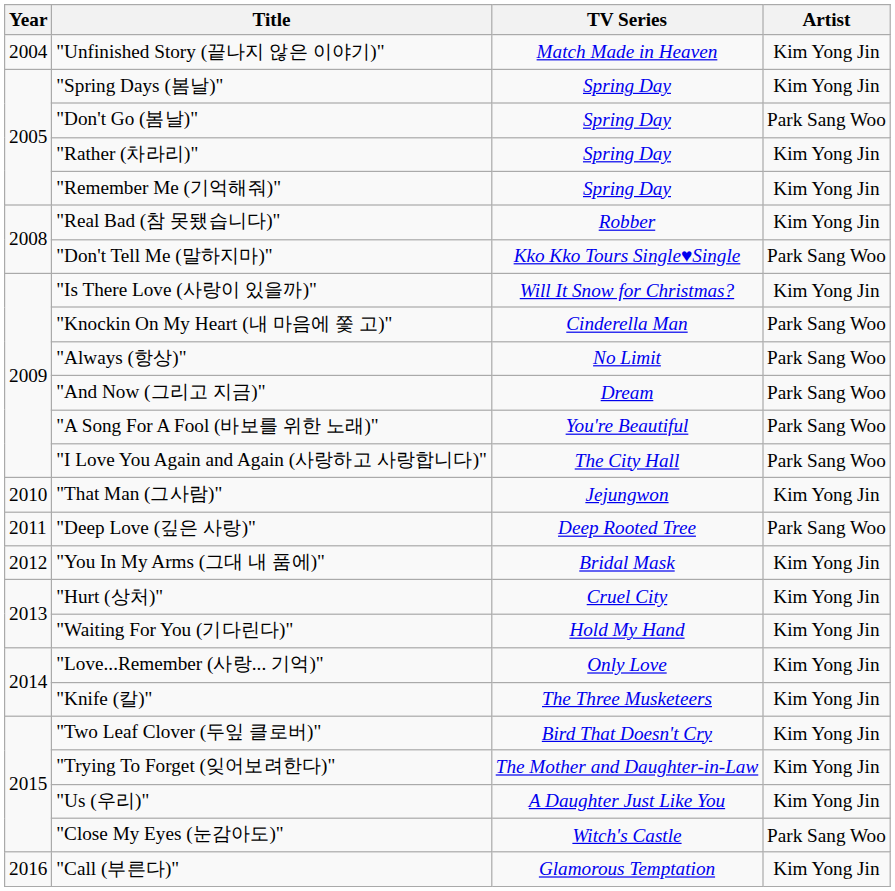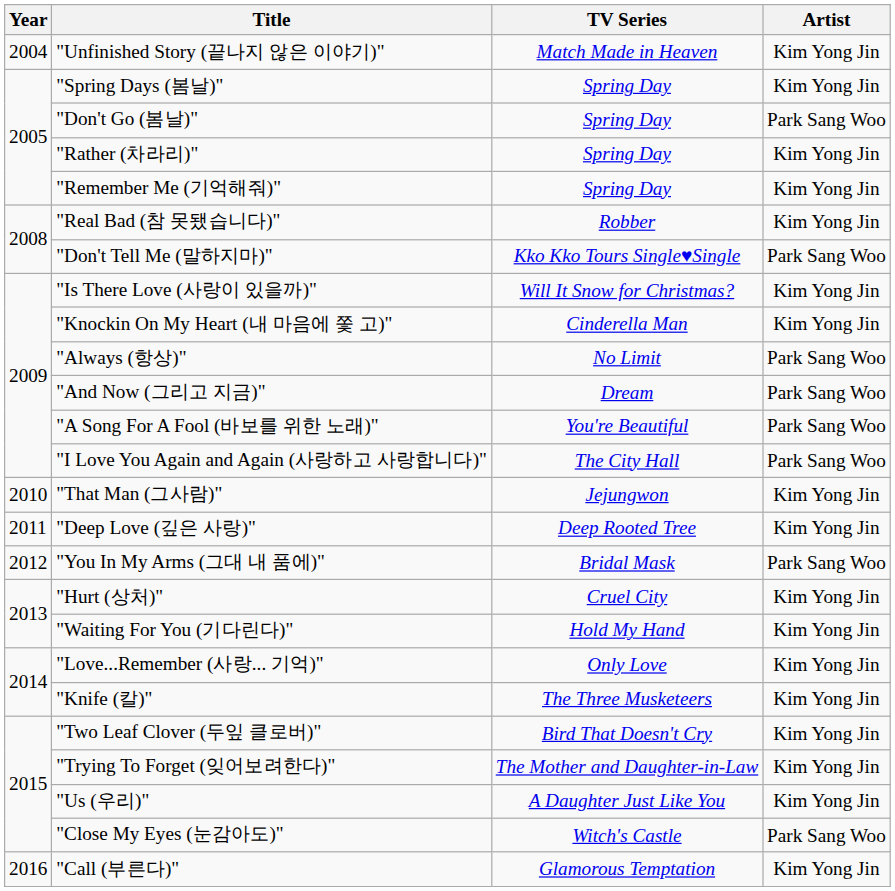(826, 324) Park Sang Woo -> (826, 324) Kim Yong Jin
(826, 528) Park Sang Woo -> (826, 528) Kim Yong Jin
(826, 562) Kim Yong Jin -> (826, 562) Park Sang Woo
